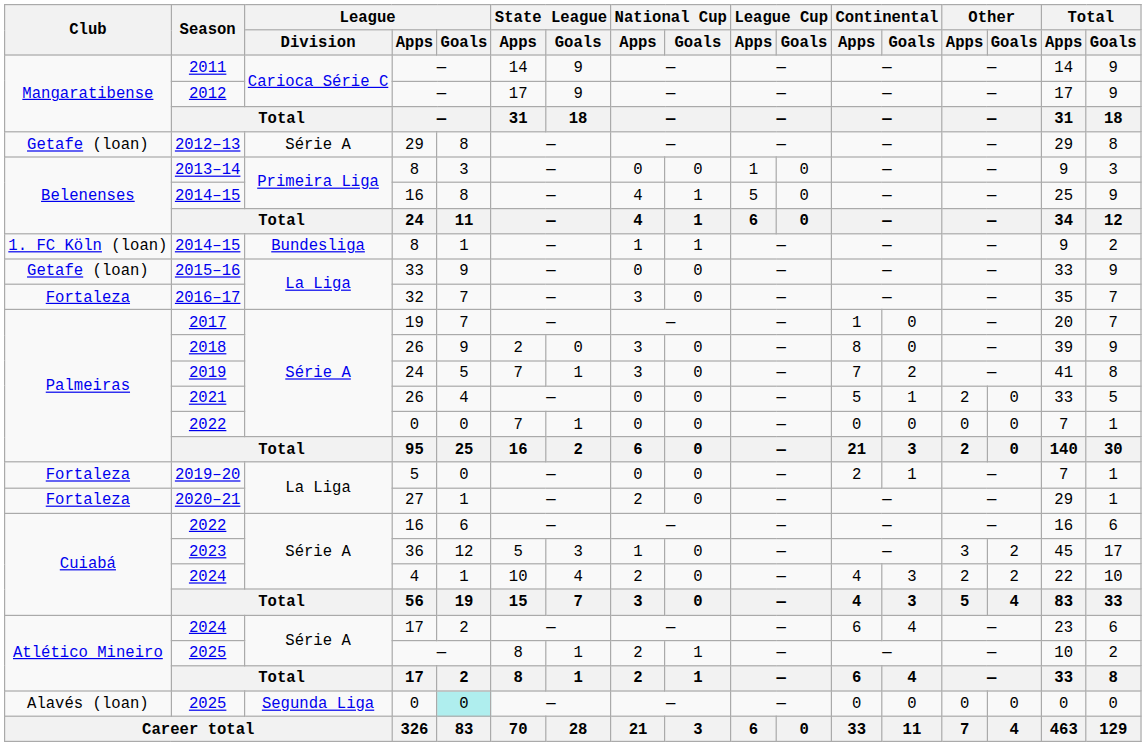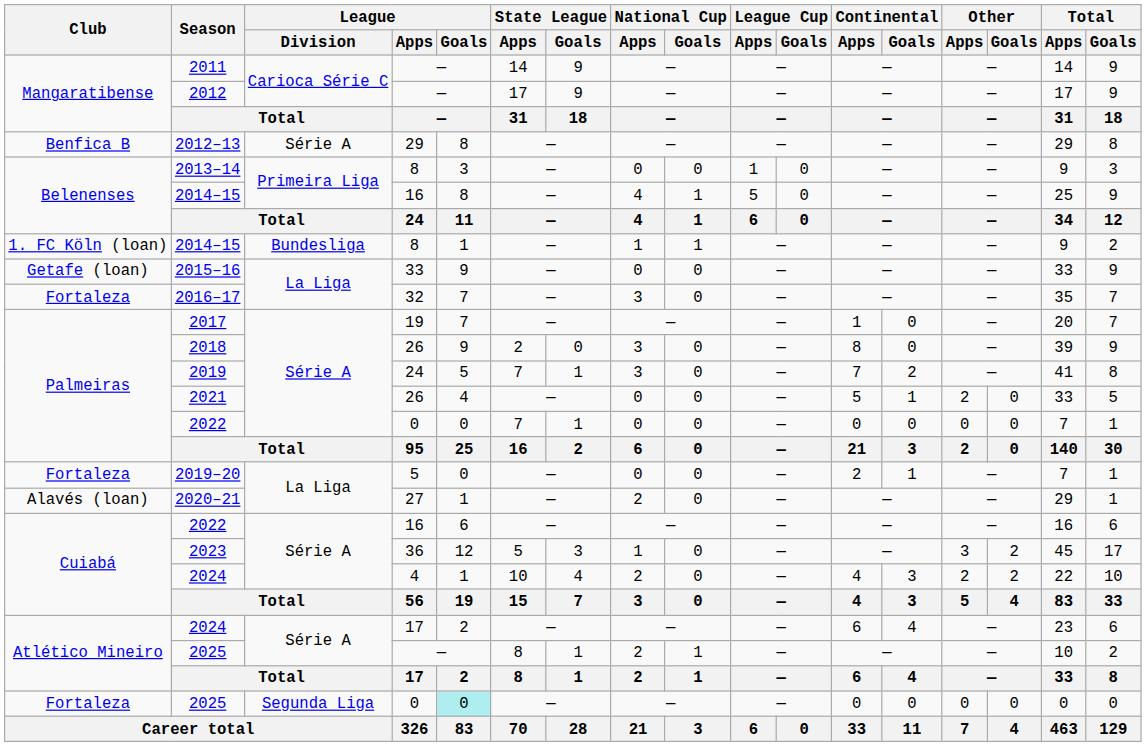(88, 144) Getafe (loan) -> (88, 144) Benfica B
(88, 500) Fortaleza -> (88, 500) Alavés (loan)
(88, 704) Alavés (loan) -> (88, 704) Fortaleza
